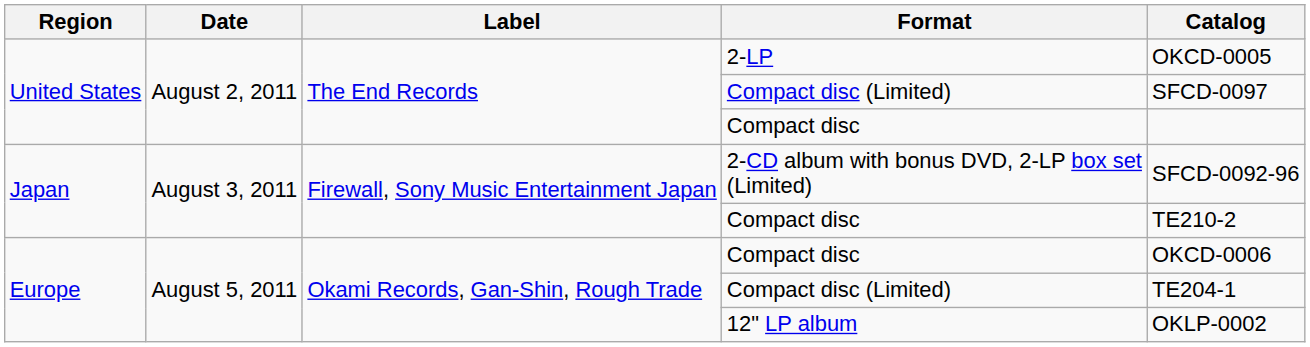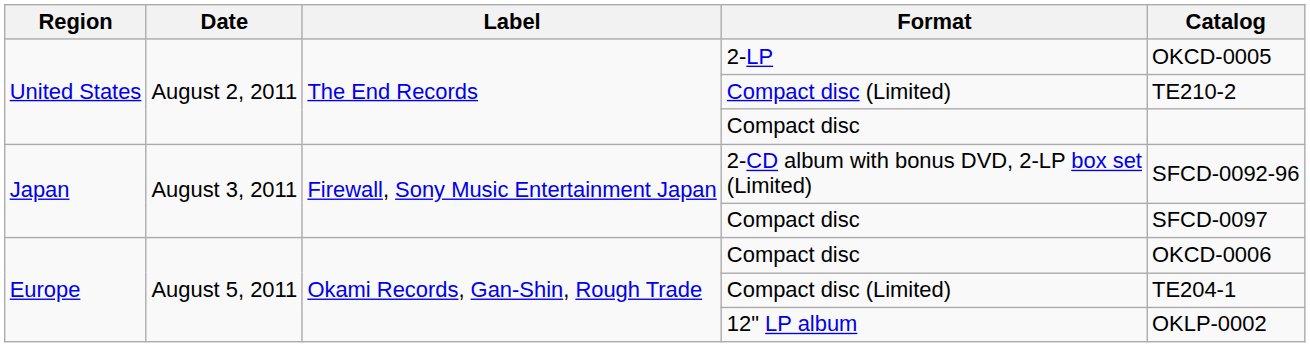(1210, 91) SFCD-0097 -> (1194, 91) TE210-2
(1194, 220) TE210-2 -> (1210, 220) SFCD-0097
